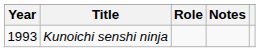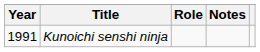(22, 36) 1993 -> (22, 36) 1991
